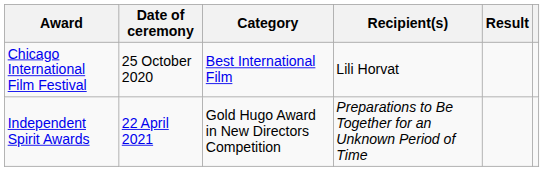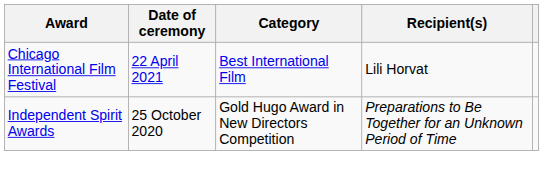- column: (507, 23)
(157, 69) 25 October 2020 -> (155, 69) 22 April 2021
(145, 131) 22 April 2021 -> (166, 123) 25 October 2020
